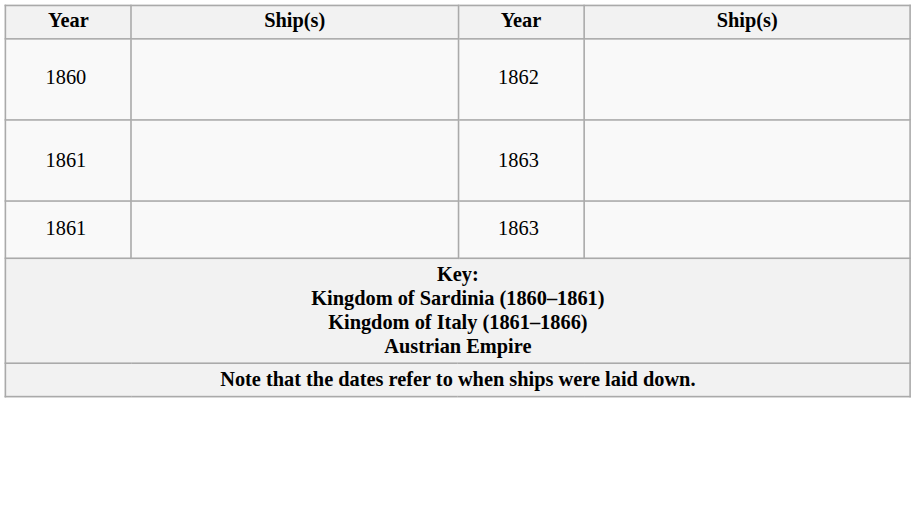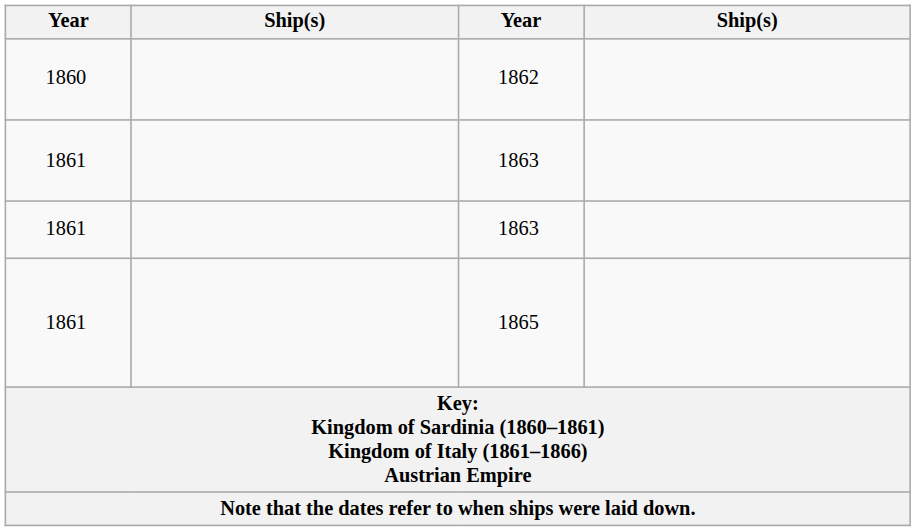+ row: (68, 322)
